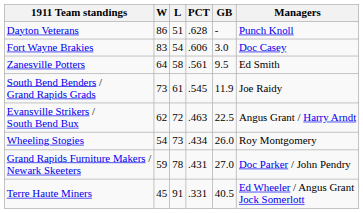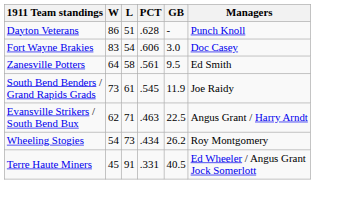(178, 117) 72 -> (129, 117) 71
(224, 141) 26.0 -> (176, 141) 26.2
- row: (79, 164)
